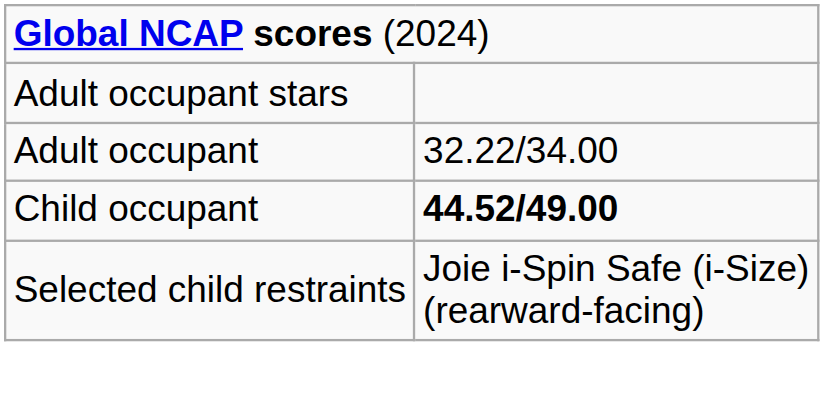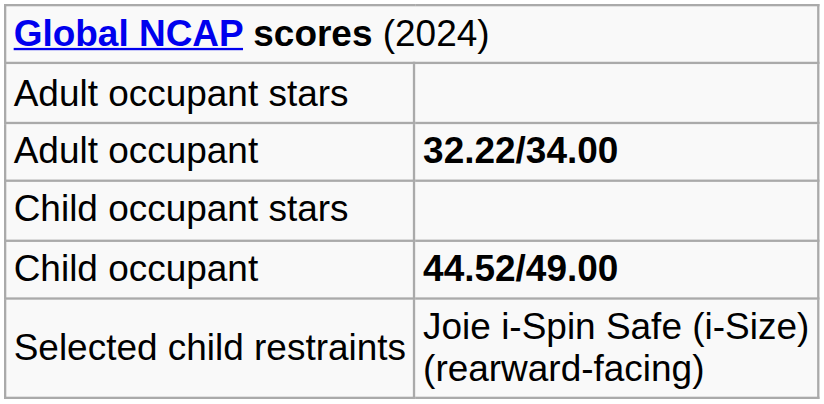(521, 151) normal -> (521, 151) bold
+ row: (181, 209)
